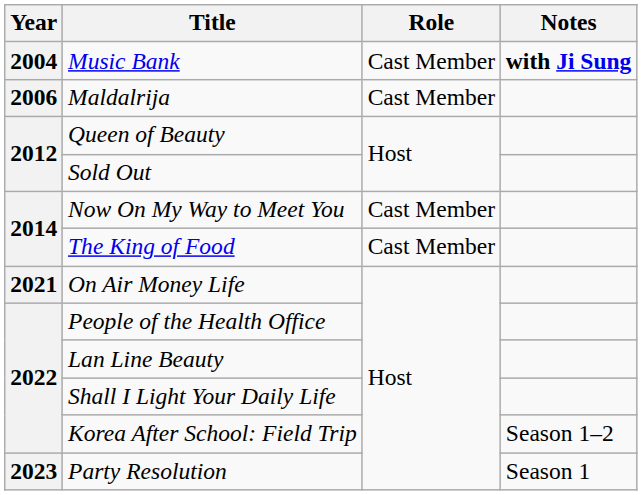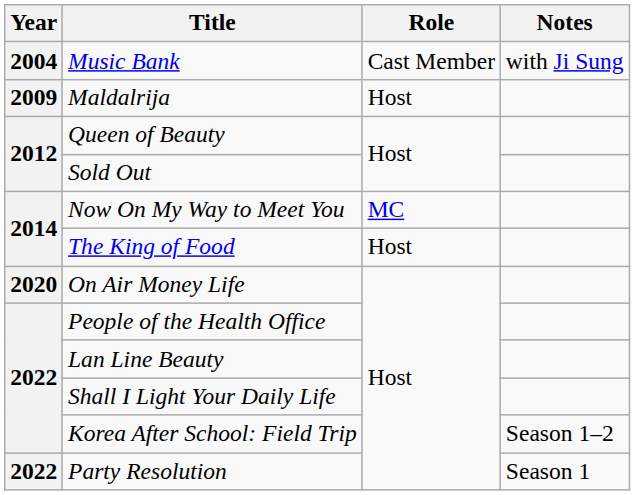(569, 60) bold -> (565, 60) normal
(34, 97) 2006 -> (34, 97) 2009
(431, 97) Cast Member -> (390, 97) Host
(431, 209) Cast Member -> (386, 209) MC
(431, 246) Cast Member -> (390, 246) Host
(34, 284) 2021 -> (34, 284) 2020
(34, 470) 2023 -> (34, 470) 2022
